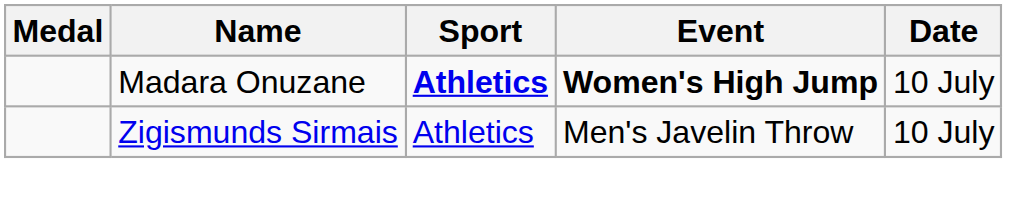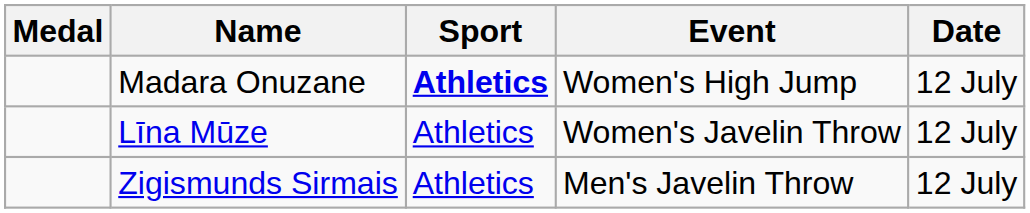(720, 81) bold -> (710, 81) normal
(944, 81) 10 July -> (967, 81) 12 July
+ row: (193, 132)
(944, 132) 10 July -> (967, 183) 12 July
